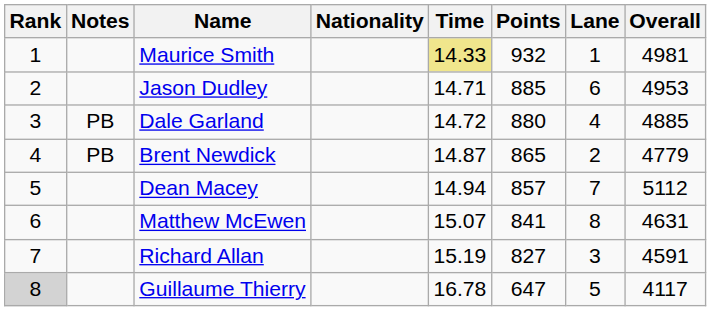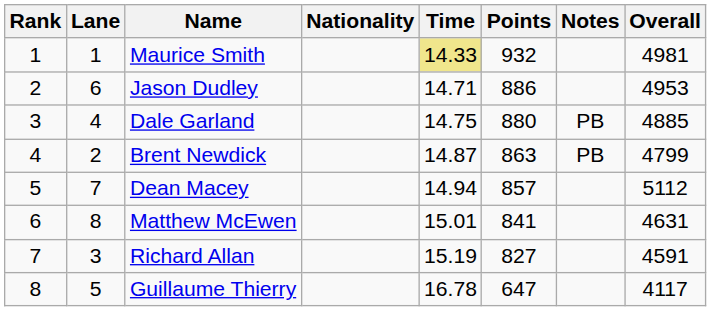columns swapped: (595, 21) <-> (100, 21)
(528, 88) 885 -> (519, 88) 886
(460, 121) 14.72 -> (450, 121) 14.75
(528, 155) 865 -> (519, 155) 863
(665, 155) 4779 -> (665, 155) 4799
(460, 222) 15.07 -> (450, 222) 15.01
(35, 289) lightgrey background -> (35, 289) no background
